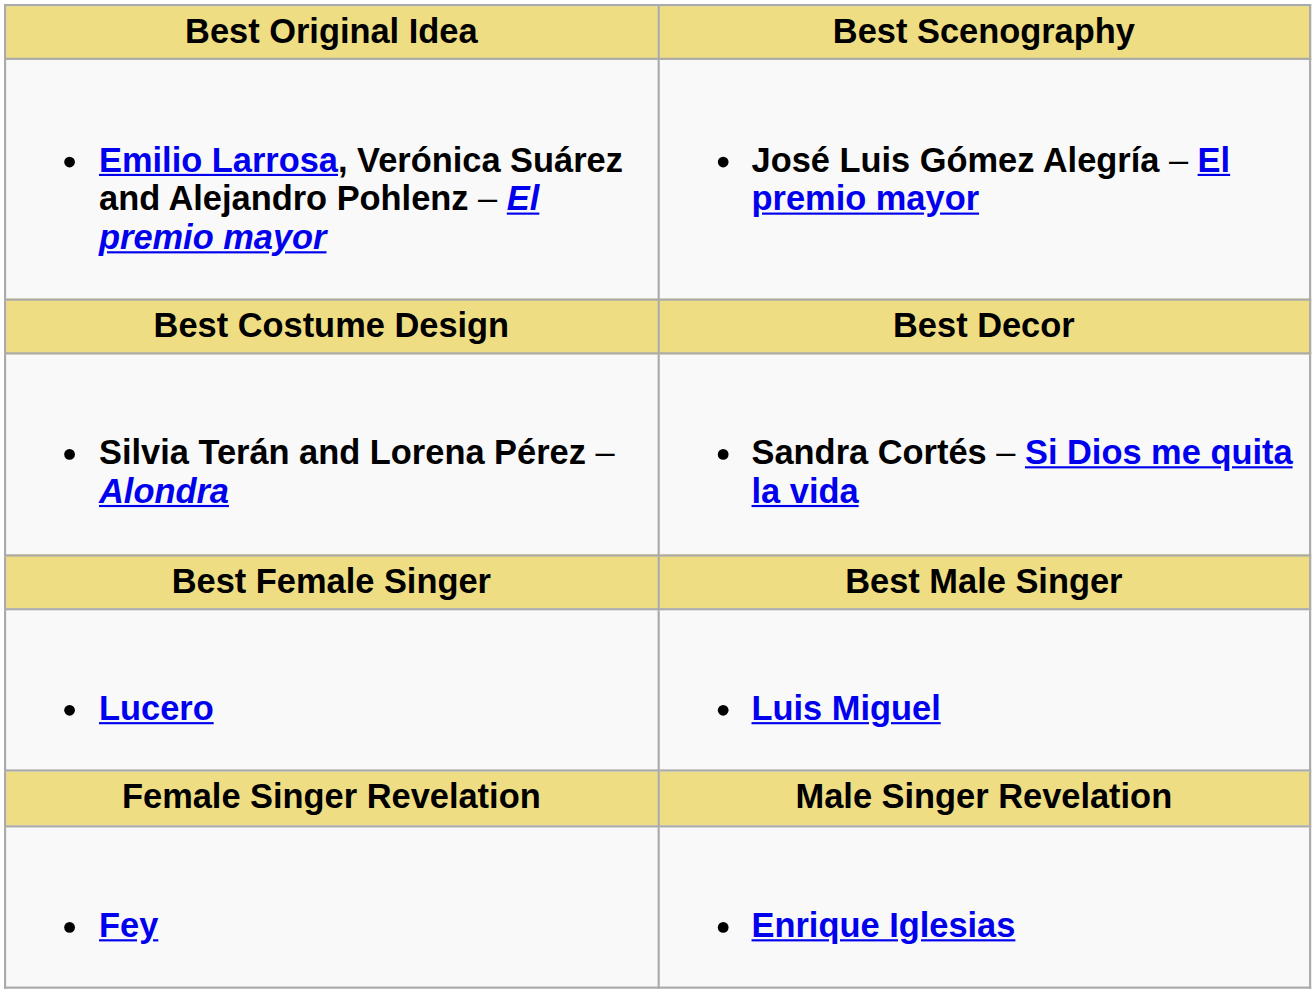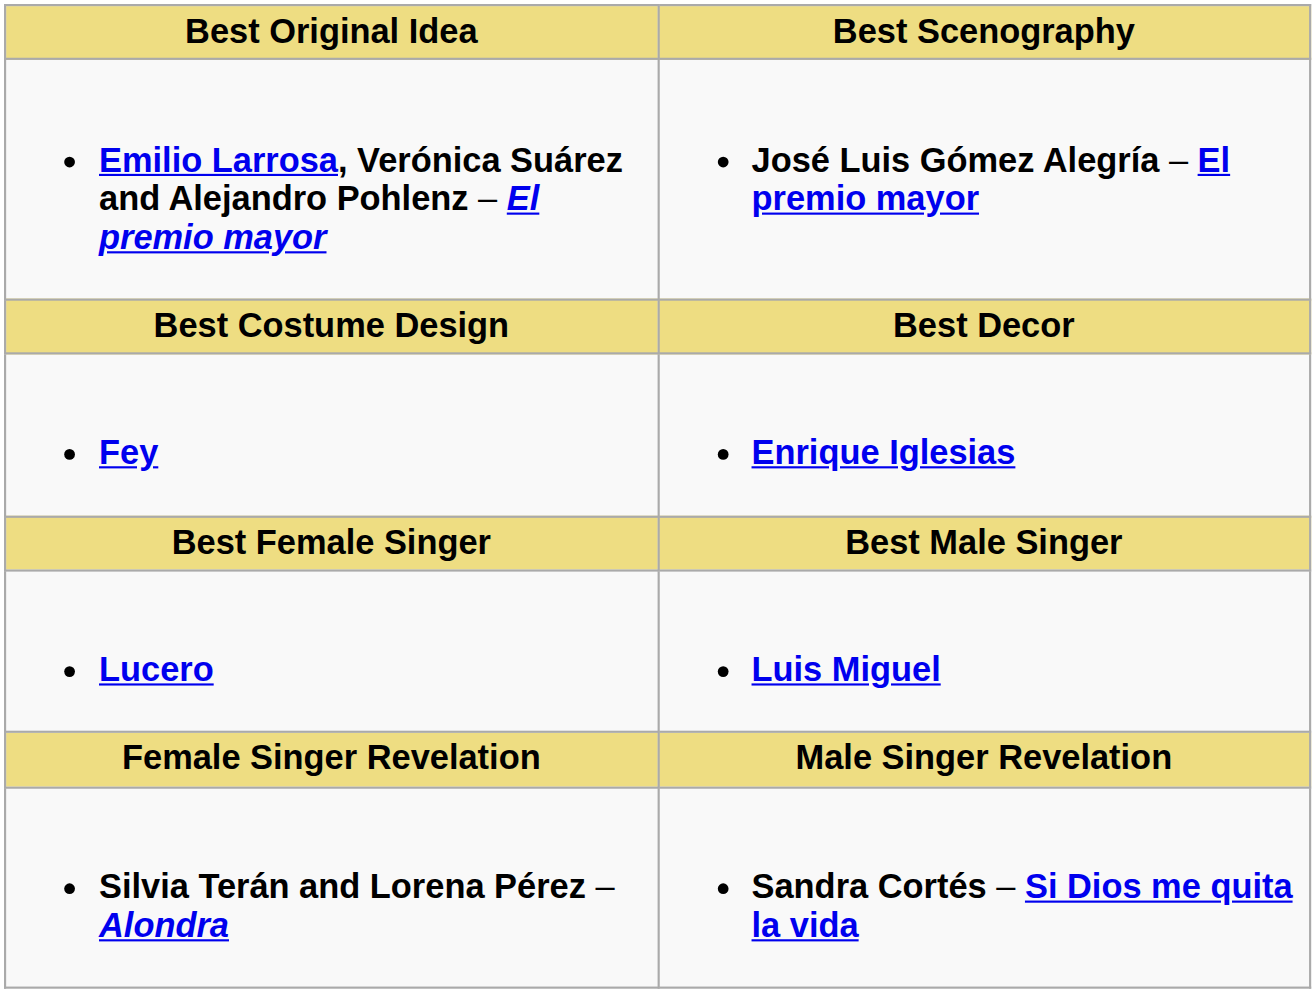rows swapped: (331, 473) <-> (331, 926)
